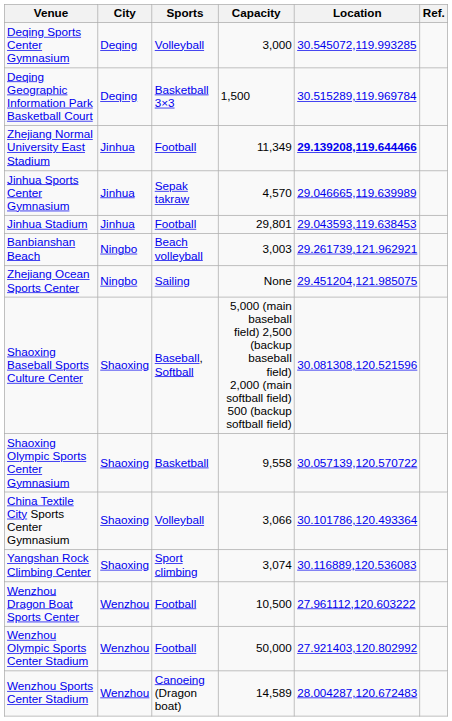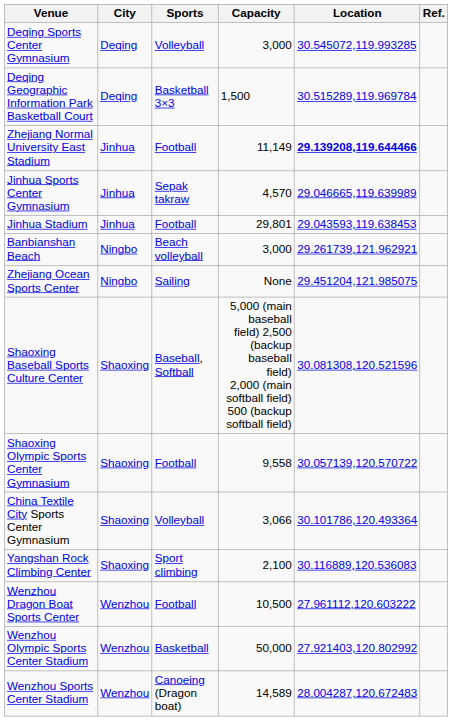(274, 148) 11,349 -> (274, 148) 11,149
(277, 249) 3,003 -> (277, 249) 3,000
(182, 462) Basketball -> (176, 462) Football
(277, 565) 3,074 -> (277, 565) 2,100
(176, 648) Football -> (182, 648) Basketball
